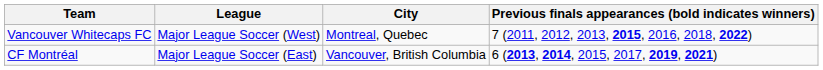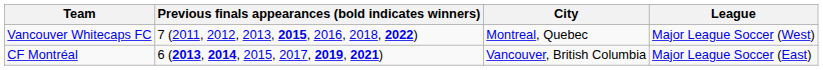columns swapped: (239, 14) <-> (653, 14)
